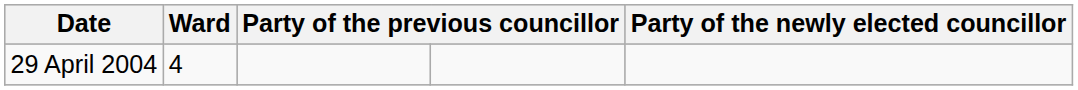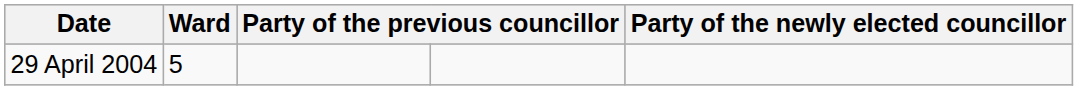(176, 64) 4 -> (176, 64) 5
